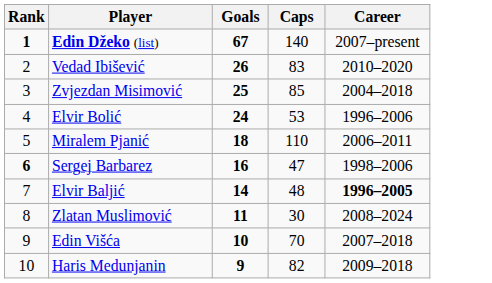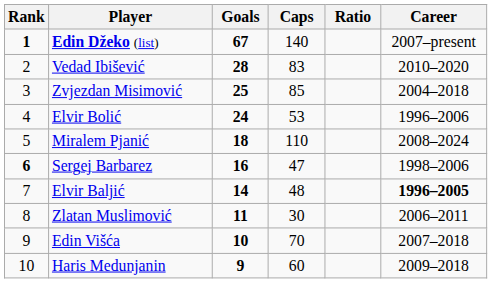+ column: (353, 16)
(240, 66) 26 -> (240, 66) 28
(377, 141) 2006–2011 -> (434, 141) 2008–2024
(377, 215) 2008–2024 -> (434, 215) 2006–2011
(297, 265) 82 -> (297, 265) 60
